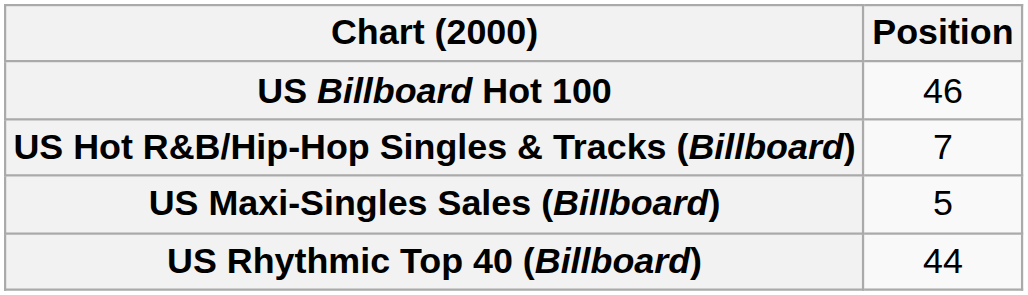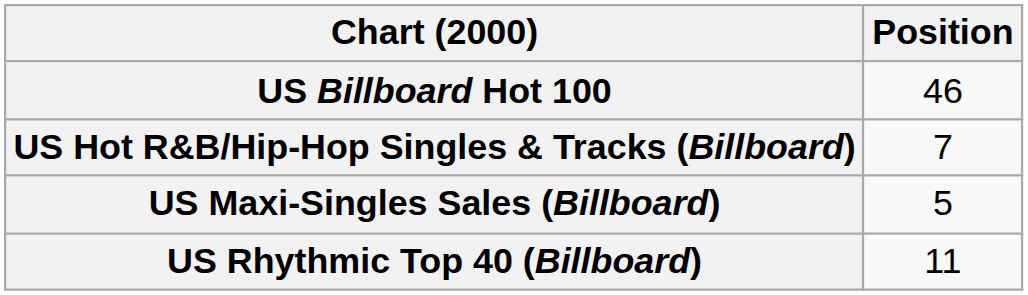(943, 260) 44 -> (943, 260) 11
